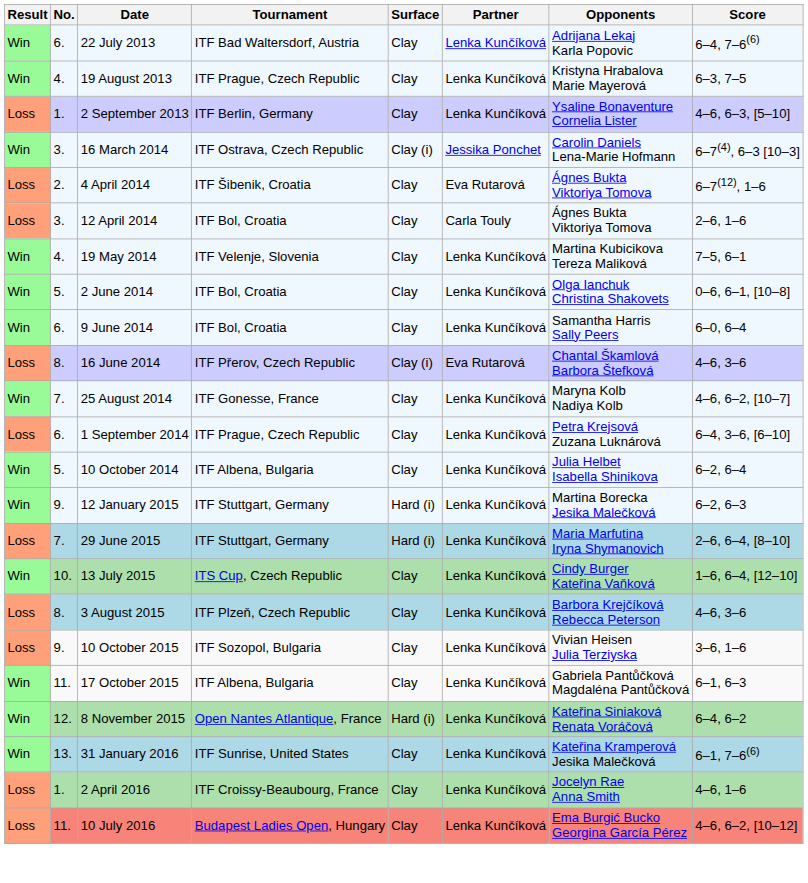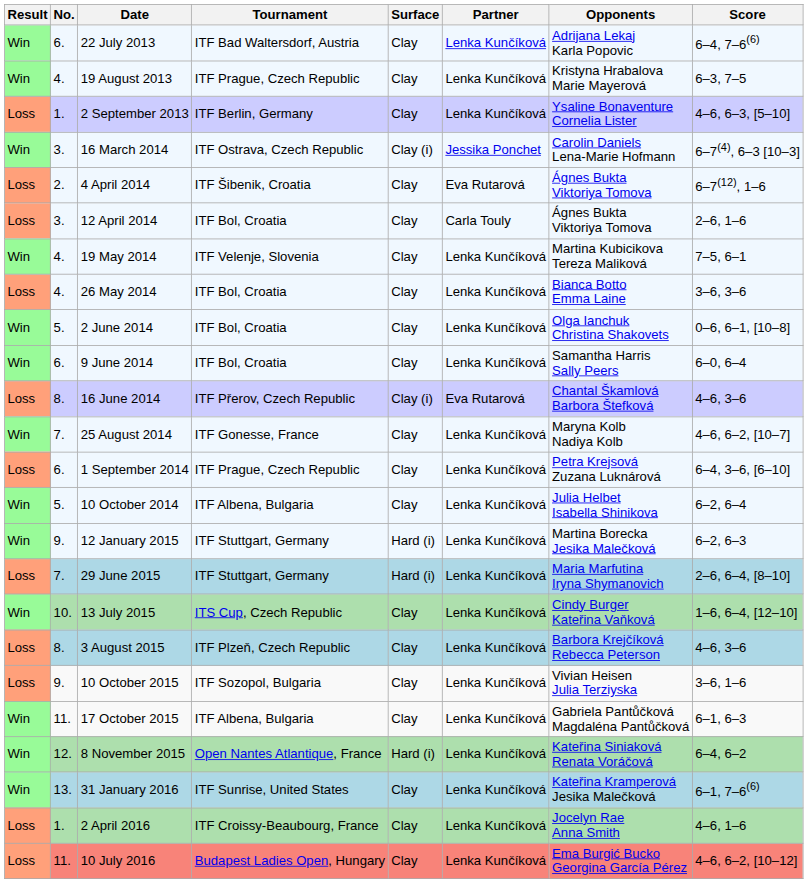+ row: (119, 292)
